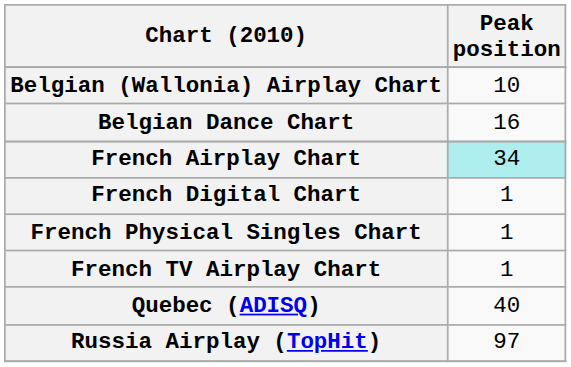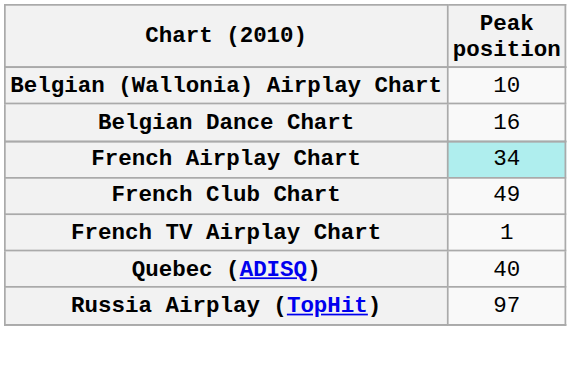+ row: (226, 196)
- row: (226, 196)
- row: (226, 232)
